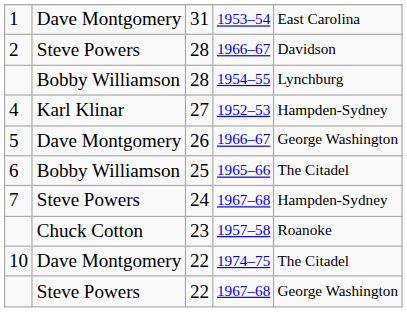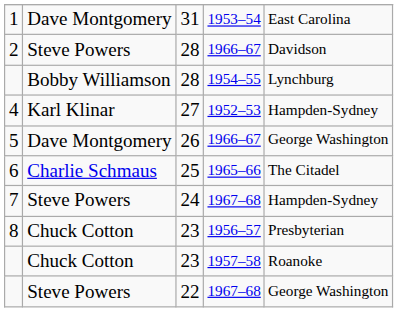(108, 170) Bobby Williamson -> (92, 170) Charlie Schmaus
+ row: (14, 230)
- row: (19, 261)
